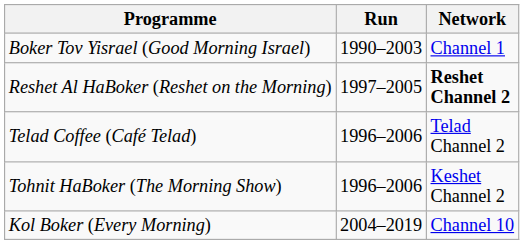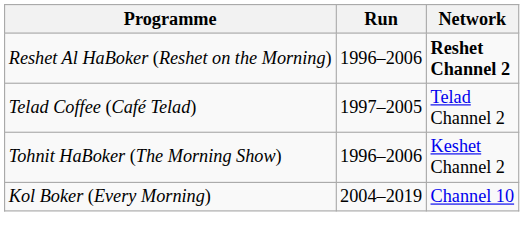- row: (160, 47)
(381, 87) 1997–2005 -> (381, 58) 1996–2006
(381, 136) 1996–2006 -> (381, 107) 1997–2005
